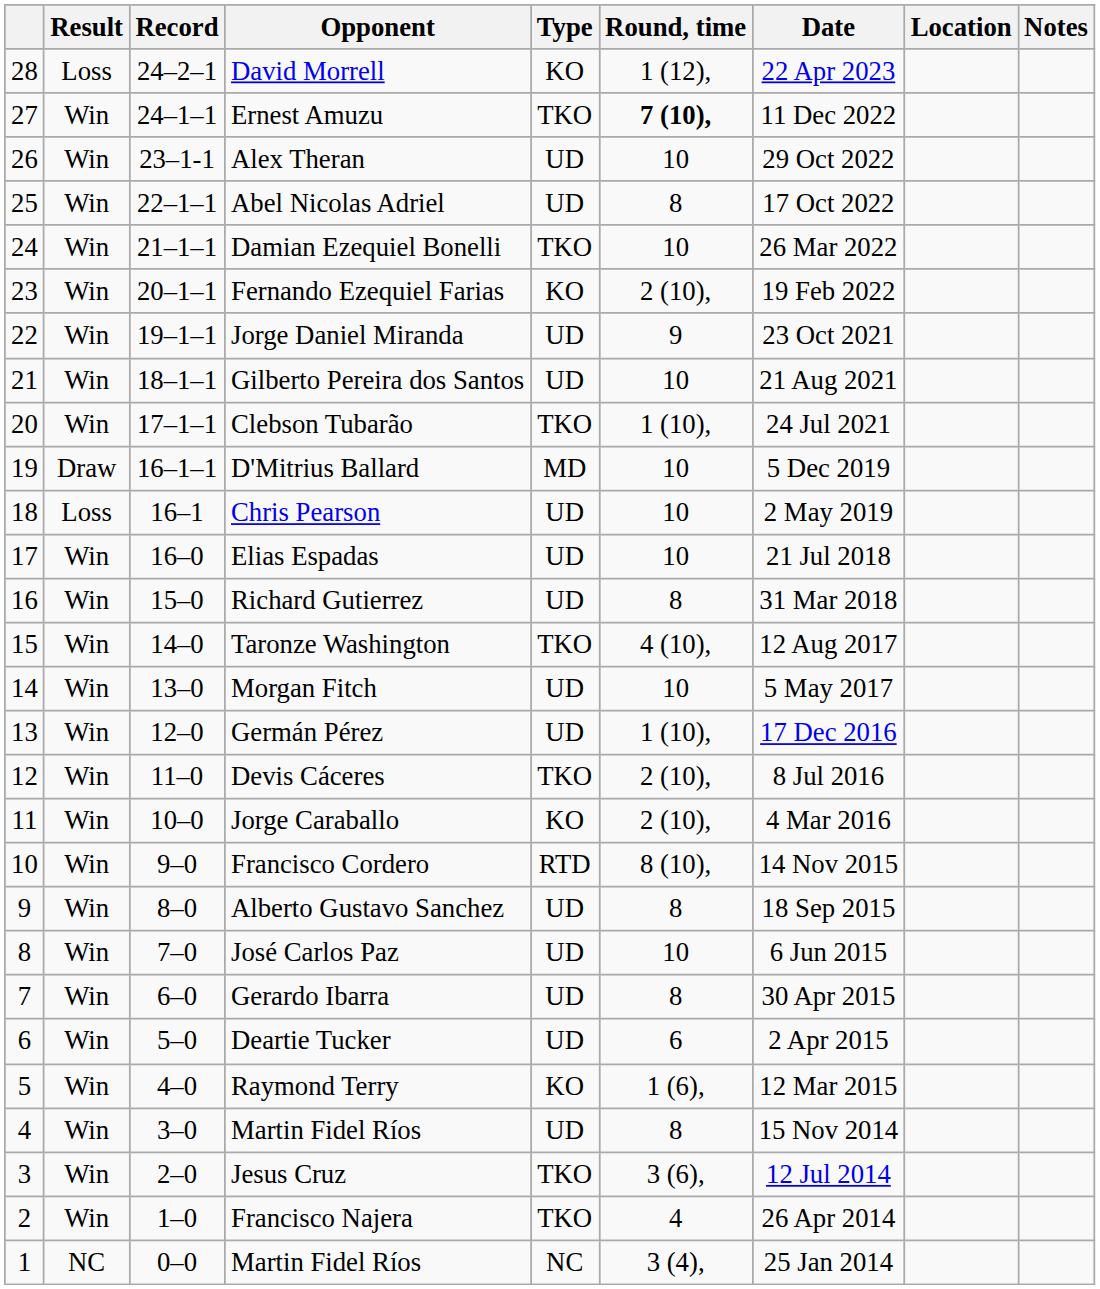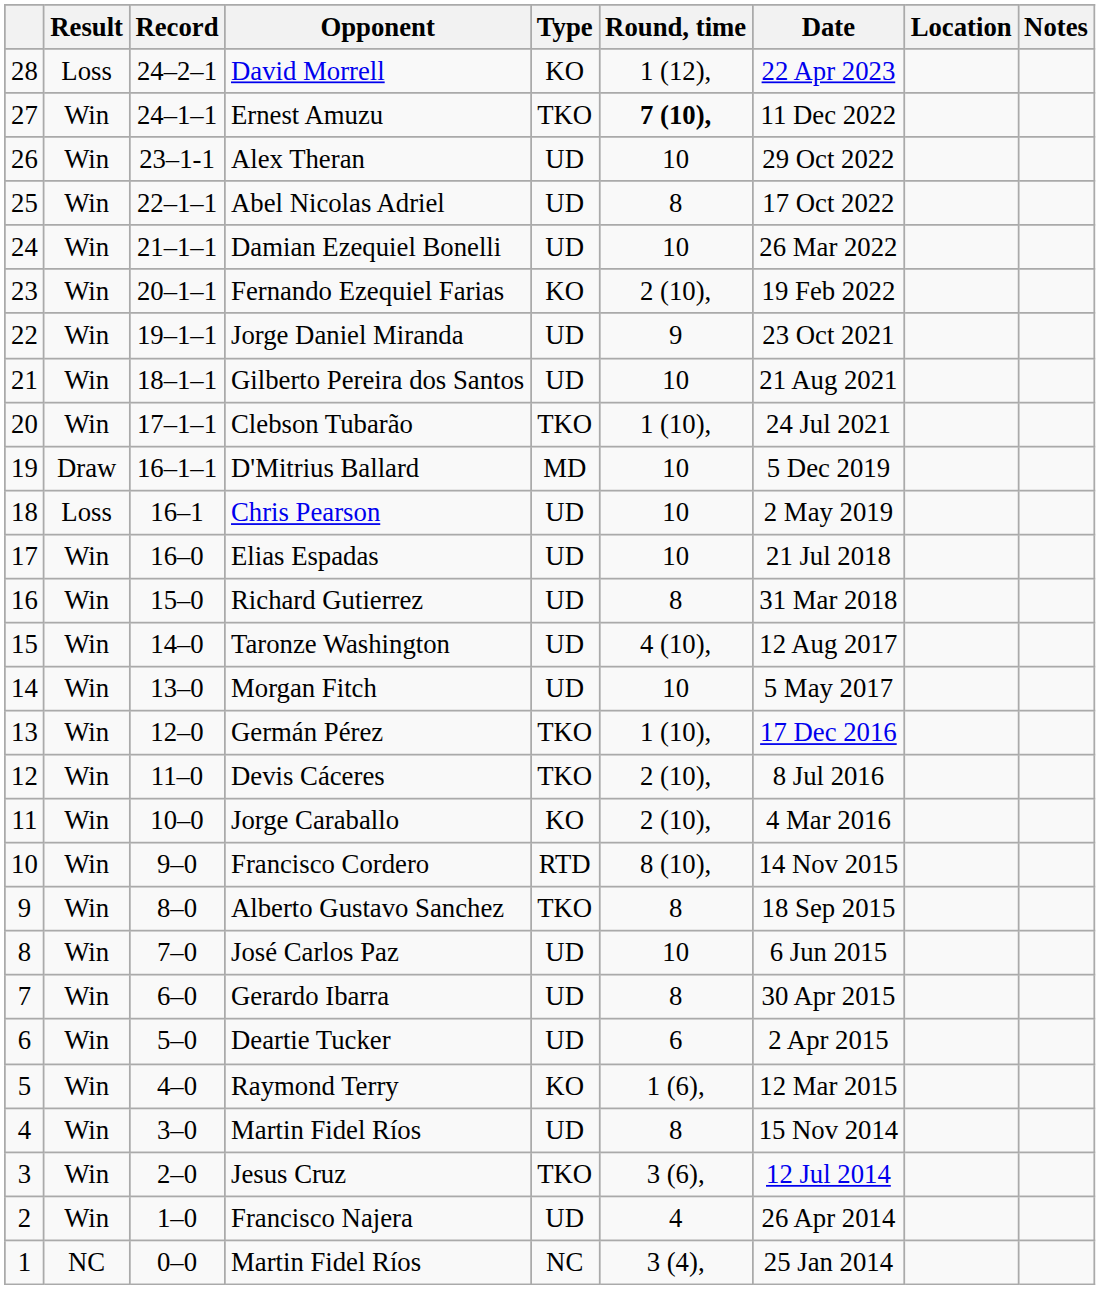(565, 247) TKO -> (565, 247) UD
(565, 644) TKO -> (565, 644) UD
(565, 732) UD -> (565, 732) TKO
(565, 908) UD -> (565, 908) TKO
(565, 1217) TKO -> (565, 1217) UD
